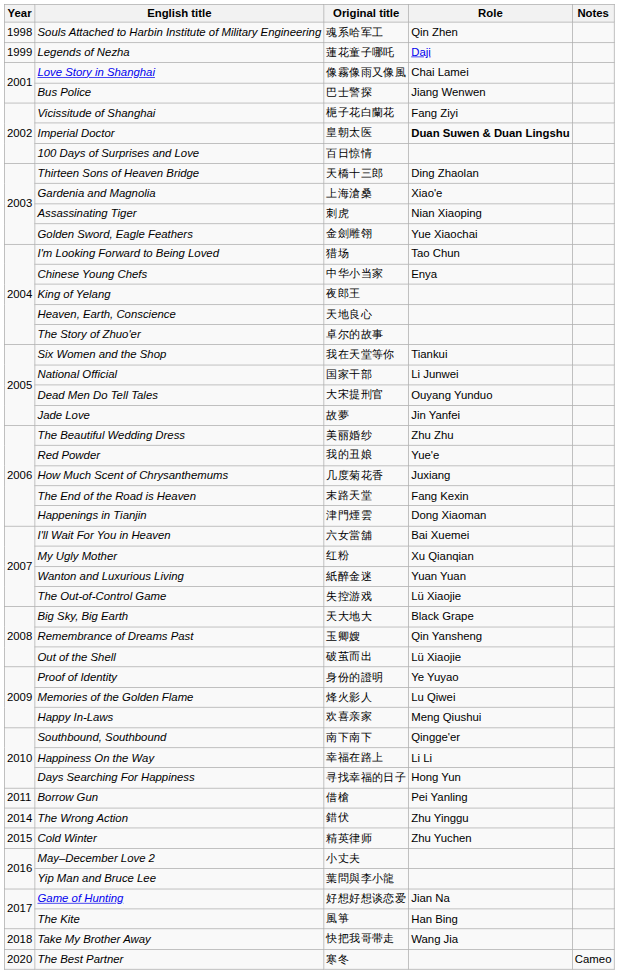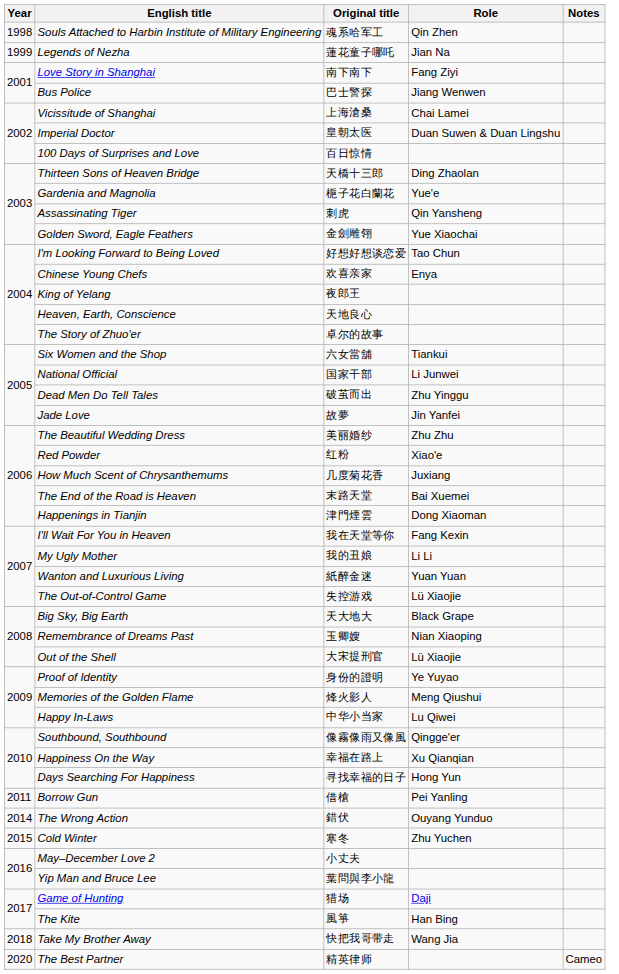(421, 52) Daji -> (430, 52) Jian Na
(366, 72) 像霧像雨又像風 -> (349, 72) 南下南下
(440, 72) Chai Lamei -> (435, 72) Fang Ziyi
(361, 112) 梔子花白蘭花 -> (349, 112) 上海滄桑
(435, 113) Fang Ziyi -> (440, 113) Chai Lamei
(490, 133) bold -> (486, 133) normal
(349, 193) 上海滄桑 -> (361, 193) 梔子花白蘭花
(427, 193) Xiao'e -> (425, 193) Yue'e
(447, 213) Nian Xiaoping -> (447, 213) Qin Yansheng
(338, 253) 猎场 -> (366, 253) 好想好想谈恋爱
(355, 273) 中华小当家 -> (349, 273) 欢喜亲家
(361, 354) 我在天堂等你 -> (349, 354) 六女當舖
(355, 394) 大宋提刑官 -> (349, 394) 破茧而出
(452, 395) Ouyang Yunduo -> (440, 395) Zhu Yinggu
(349, 455) 我的丑娘 -> (338, 455) 红粉
(425, 455) Yue'e -> (427, 455) Xiao'e
(440, 495) Fang Kexin -> (440, 495) Bai Xuemei
(349, 535) 六女當舖 -> (361, 535) 我在天堂等你
(440, 536) Bai Xuemei -> (440, 536) Fang Kexin
(338, 556) 红粉 -> (349, 556) 我的丑娘
(442, 556) Xu Qianqian -> (422, 556) Li Li
(447, 636) Qin Yansheng -> (447, 636) Nian Xiaoping
(349, 656) 破茧而出 -> (355, 656) 大宋提刑官
(433, 697) Lu Qiwei -> (446, 697) Meng Qiushui
(349, 717) 欢喜亲家 -> (355, 717) 中华小当家
(446, 717) Meng Qiushui -> (433, 717) Lu Qiwei
(349, 737) 南下南下 -> (366, 737) 像霧像雨又像風
(422, 757) Li Li -> (442, 757) Xu Qianqian
(440, 818) Zhu Yinggu -> (452, 818) Ouyang Yunduo
(349, 838) 精英律师 -> (338, 838) 寒冬
(366, 898) 好想好想谈恋爱 -> (338, 898) 猎场
(430, 898) Jian Na -> (421, 898) Daji
(338, 958) 寒冬 -> (349, 958) 精英律师
